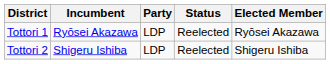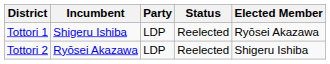(96, 31) Ryōsei Akazawa -> (90, 31) Shigeru Ishiba
(90, 50) Shigeru Ishiba -> (96, 50) Ryōsei Akazawa
